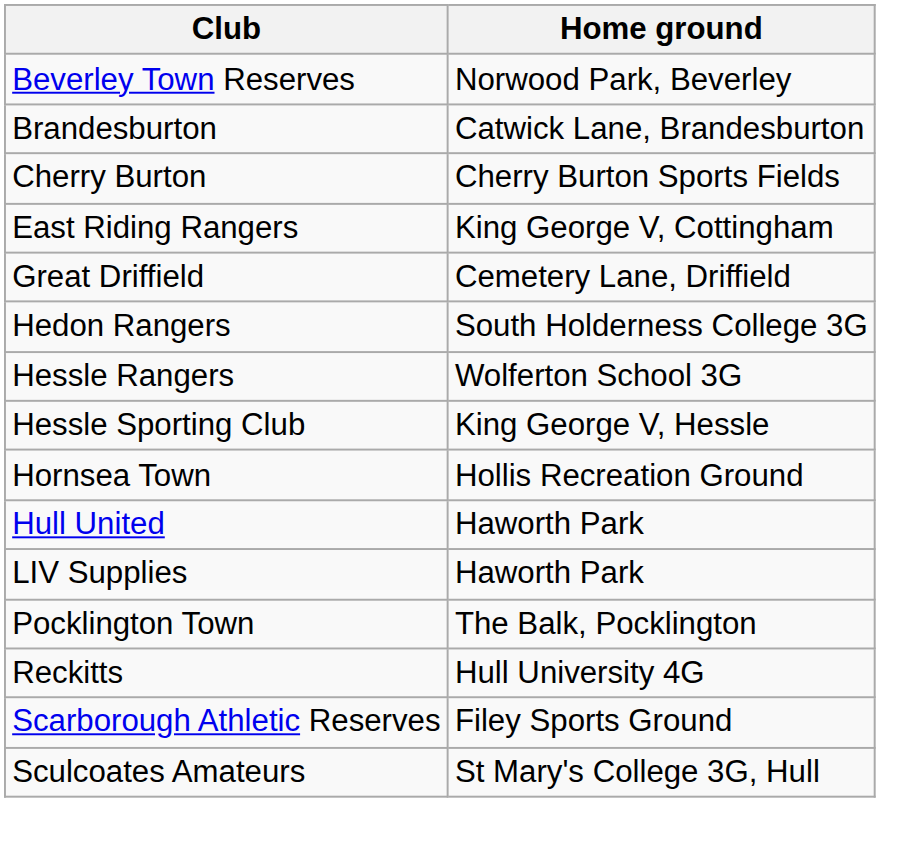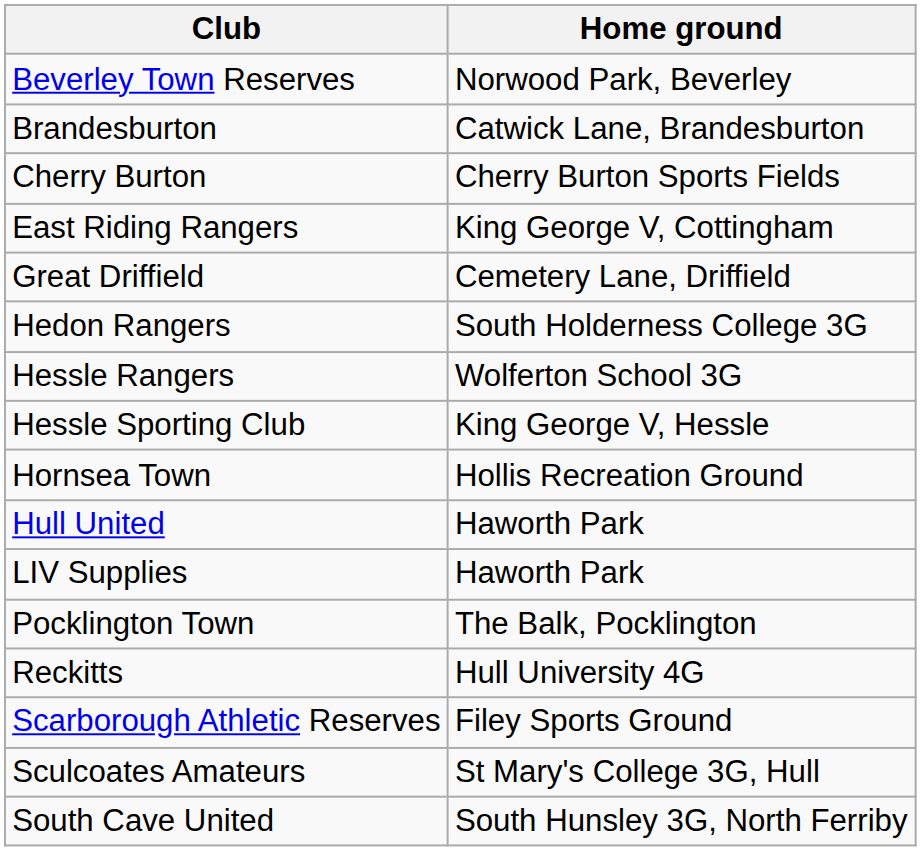+ row: (143, 820)
